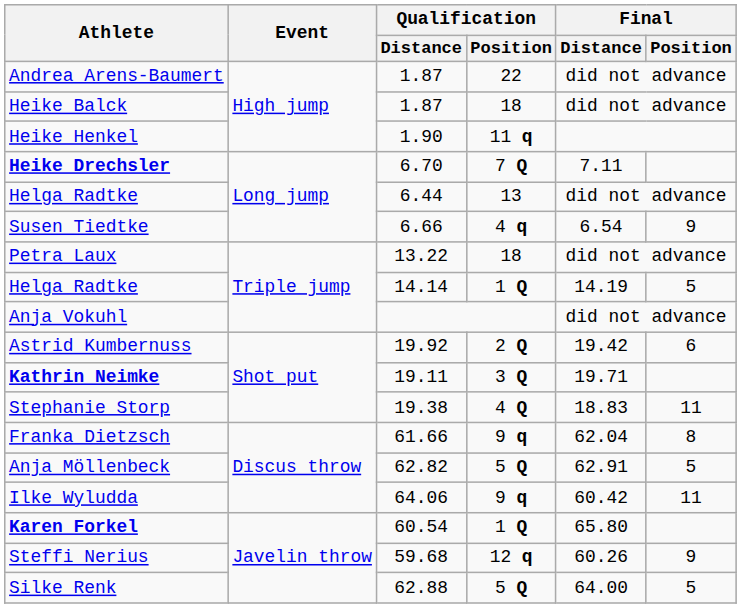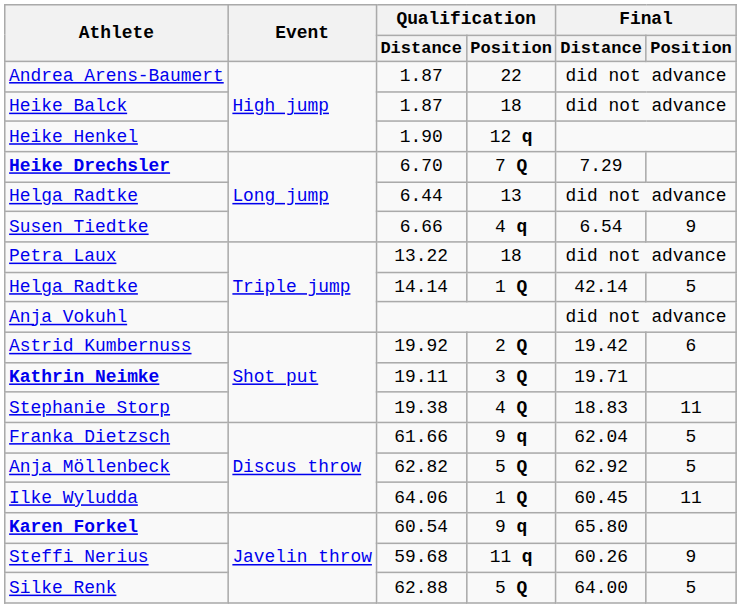(511, 136) 11 q -> (511, 136) 12 q
(601, 166) 7.11 -> (601, 166) 7.29
(601, 287) 14.19 -> (601, 287) 42.14
(691, 437) 8 -> (691, 437) 5
(601, 467) 62.91 -> (601, 467) 62.92
(511, 497) 9 q -> (511, 497) 1 Q
(601, 497) 60.42 -> (601, 497) 60.45
(511, 527) 1 Q -> (511, 527) 9 q
(511, 557) 12 q -> (511, 557) 11 q
